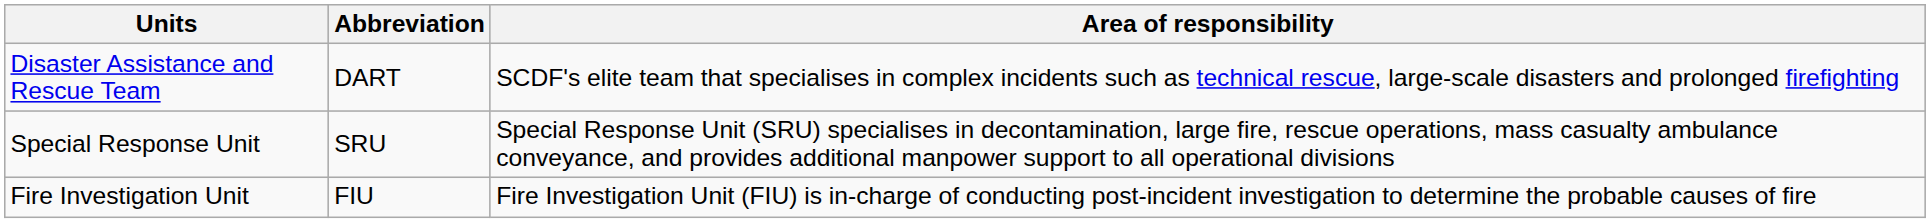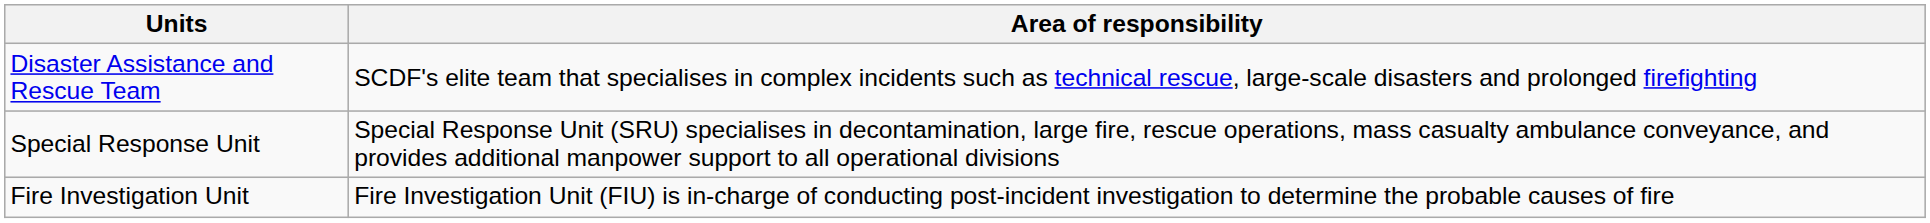- column: (409, 24)
